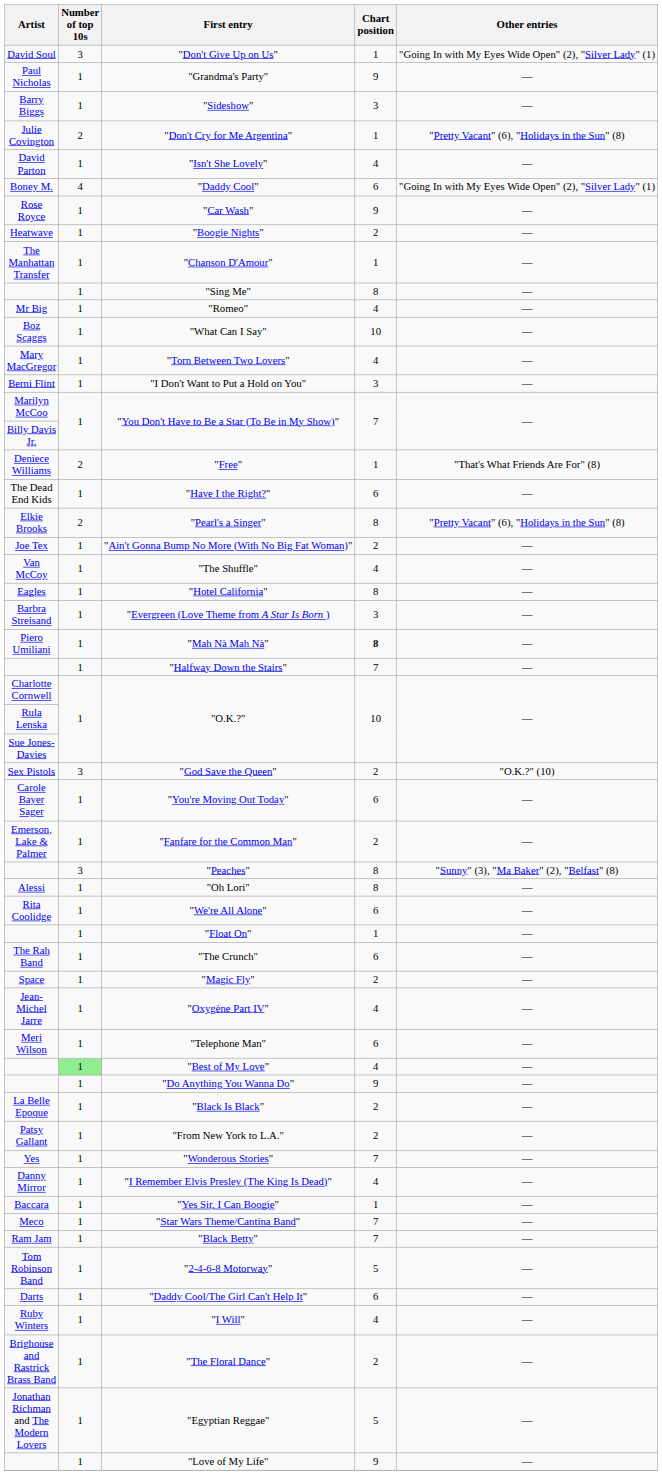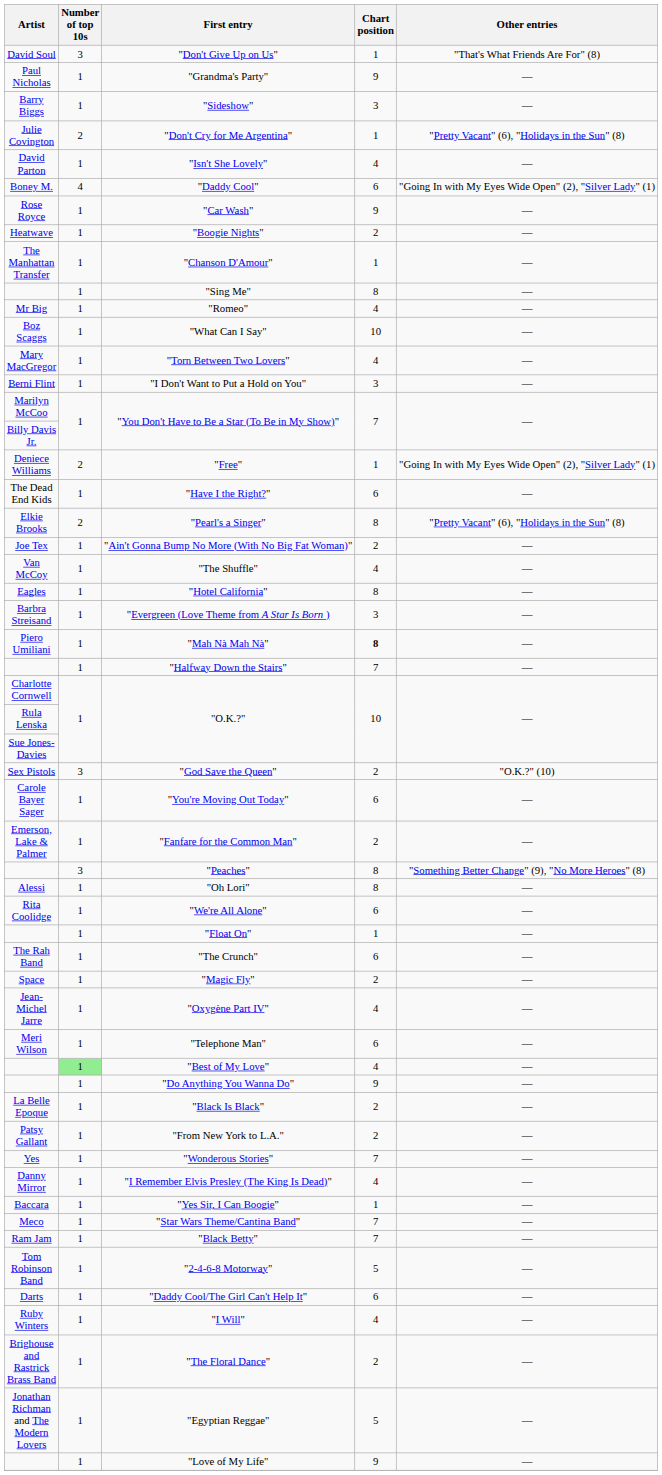(527, 54) "Going In with My Eyes Wide Open" (2), "Silver Lady" (1) -> (527, 54) "That's What Friends Are For" (8)
(527, 464) "That's What Friends Are For" (8) -> (527, 464) "Going In with My Eyes Wide Open" (2), "Silver Lady" (1)
(527, 870) "Sunny" (3), "Ma Baker" (2), "Belfast" (8) -> (527, 870) "Something Better Change" (9), "No More Heroes" (8)
